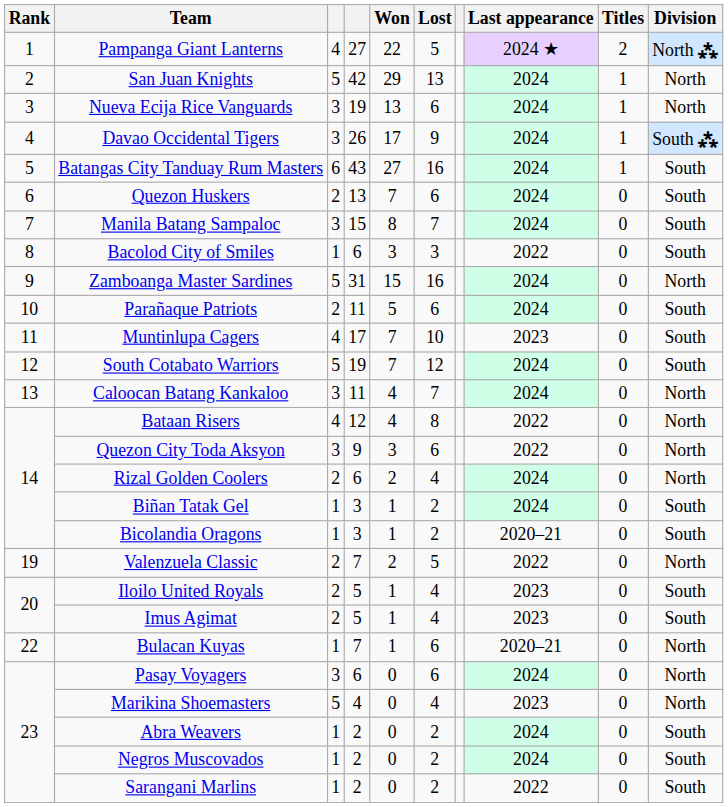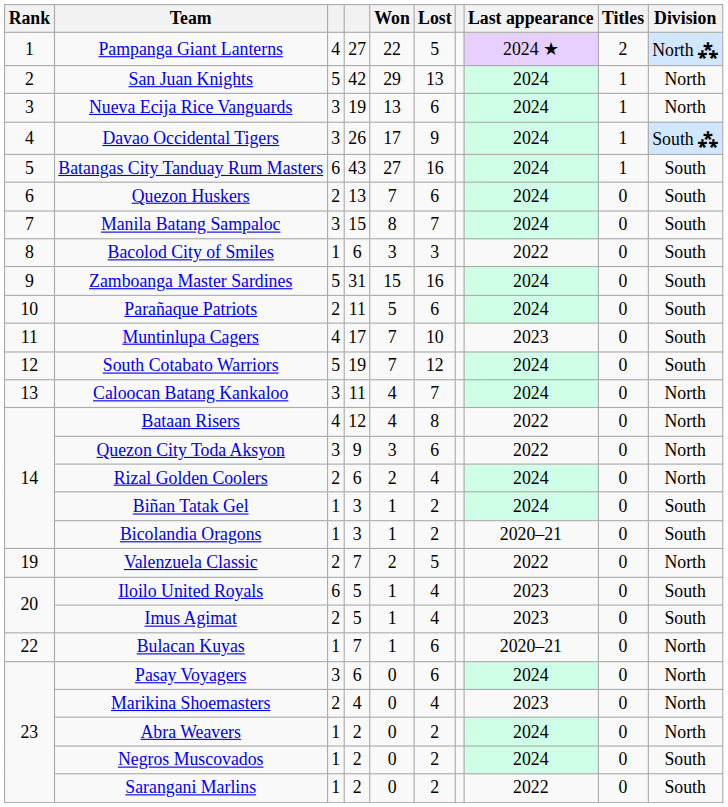(685, 280) North -> (685, 280) South
(336, 590) 2 -> (336, 590) 6
(336, 703) 5 -> (336, 703) 2
(685, 731) South -> (685, 731) North
